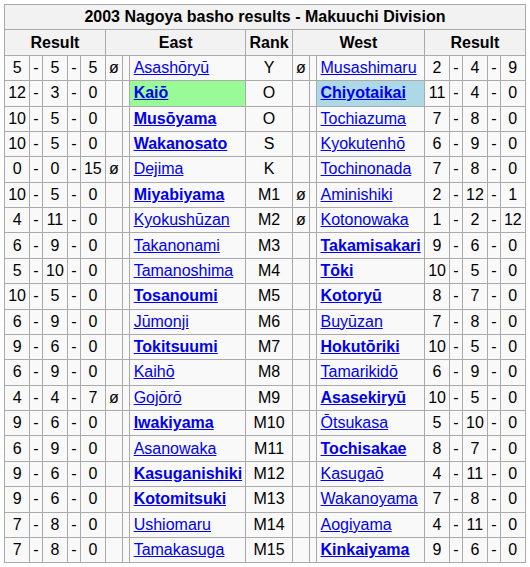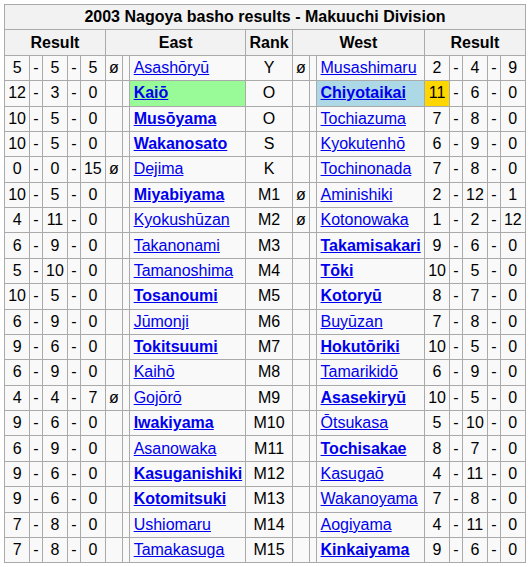(437, 93) no background -> (437, 93) gold background
(475, 93) 4 -> (475, 93) 6
